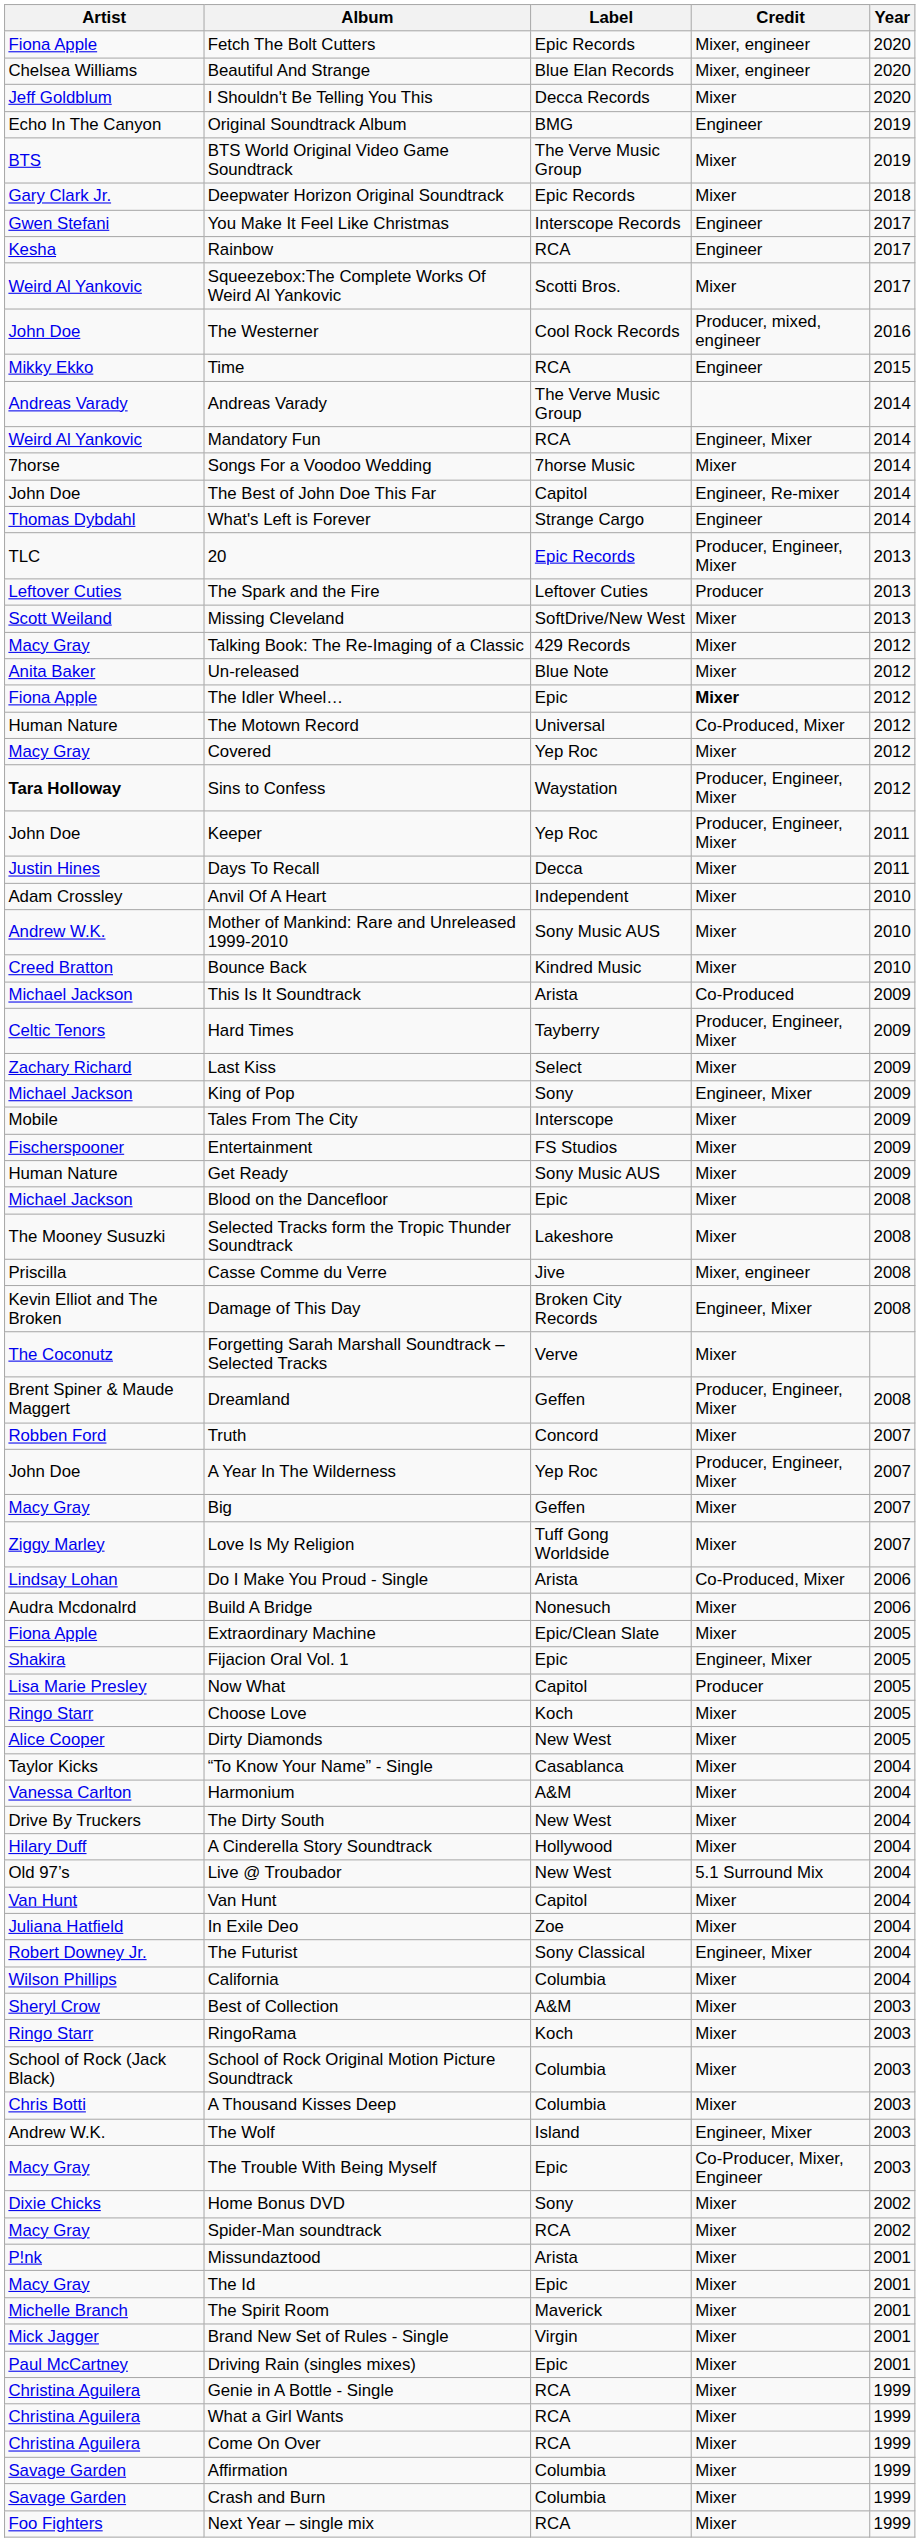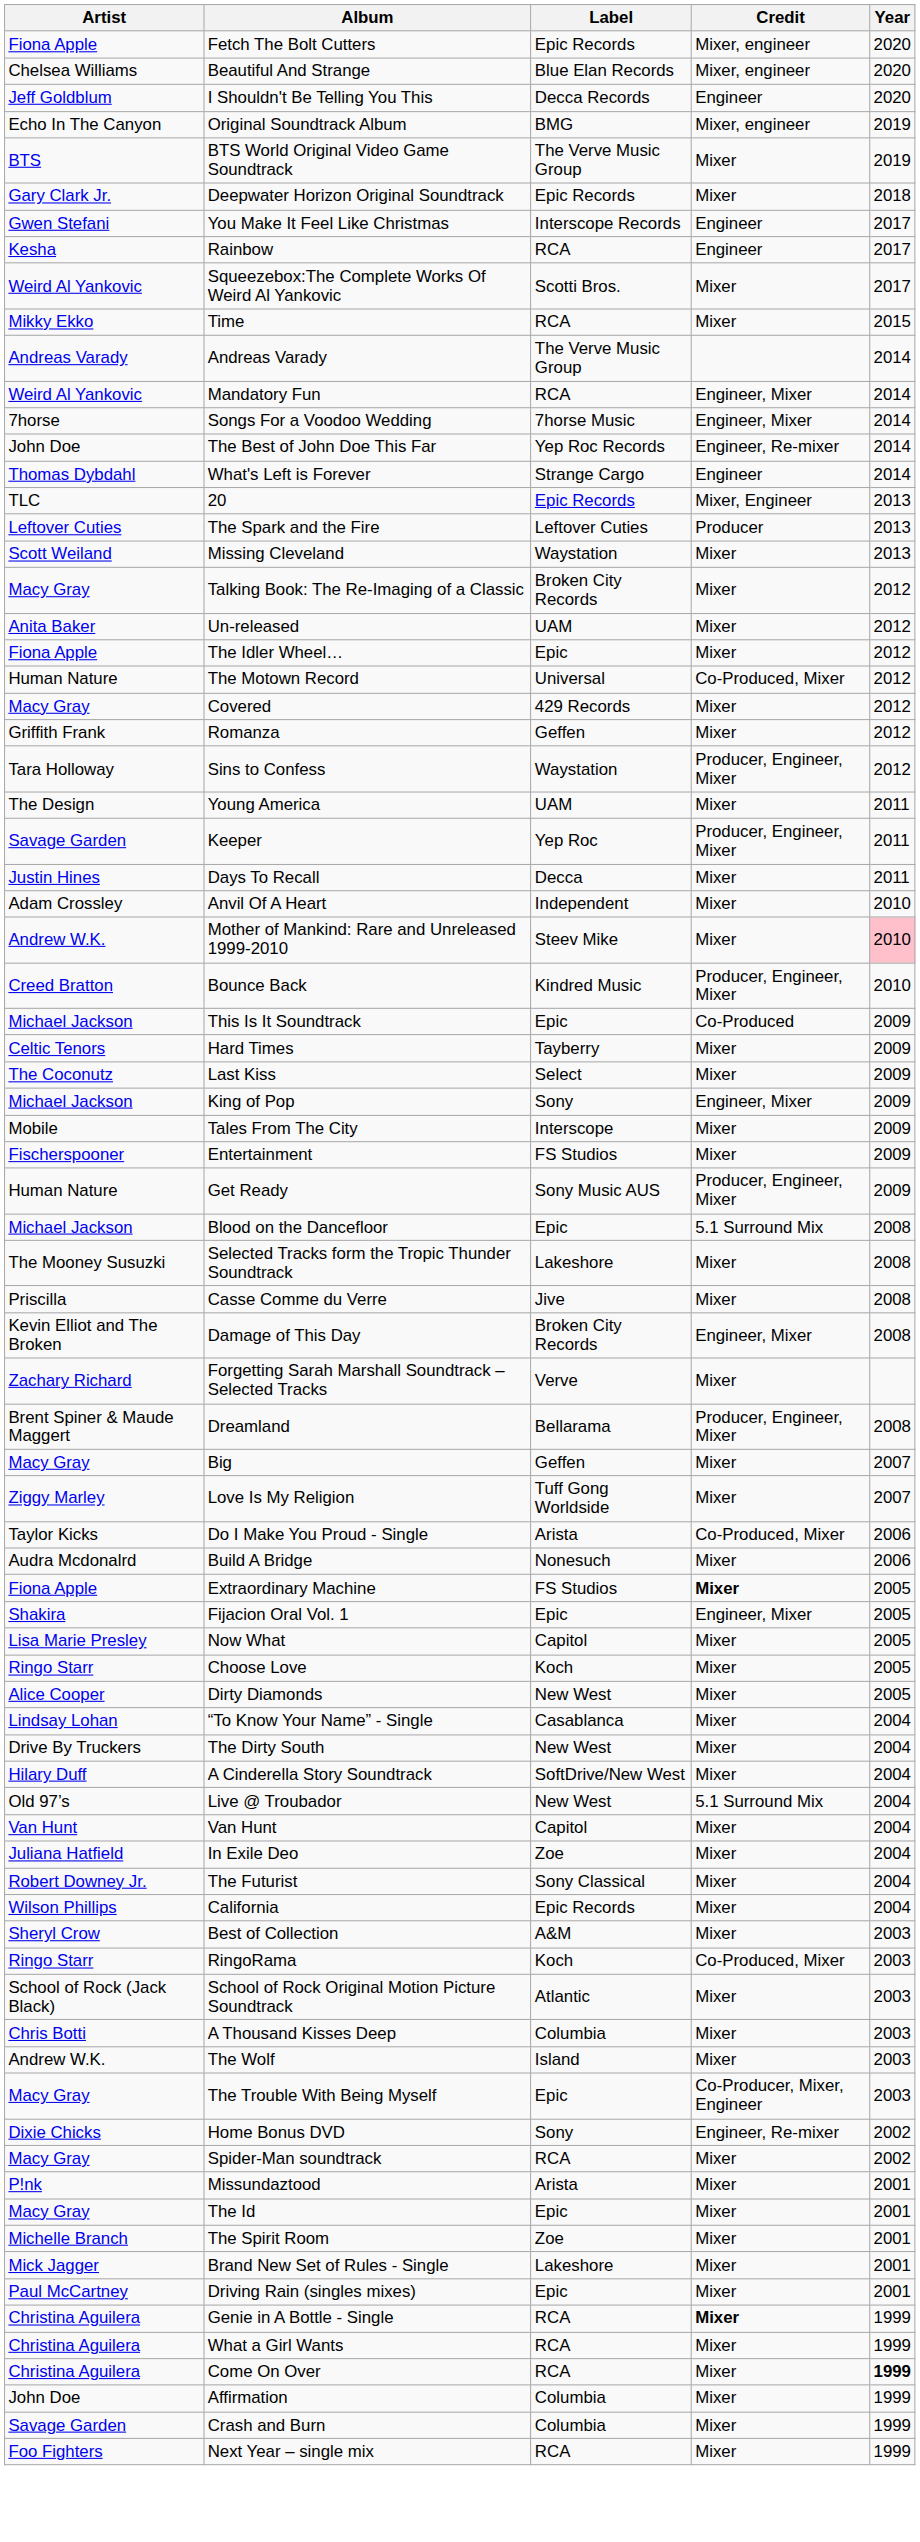(716, 97) Mixer -> (729, 97) Engineer
(729, 124) Engineer -> (753, 124) Mixer, engineer
- row: (263, 331)
(729, 367) Engineer -> (716, 322) Mixer
(716, 466) Mixer -> (754, 420) Engineer, Mixer
(561, 493) Capitol -> (600, 447) Yep Roc Records
(769, 555) Producer, Engineer, Mixer -> (754, 500) Mixer, Engineer
(610, 618) SoftDrive/New West -> (576, 554) Waystation
(583, 645) 429 Records -> (578, 590) Broken City Records
(572, 671) Blue Note -> (554, 626) UAM
(717, 698) bold -> (716, 652) normal
(566, 751) Yep Roc -> (583, 706) 429 Records
+ row: (244, 732)
(65, 787) bold -> (61, 768) normal
+ row: (264, 805)
(44, 833) John Doe -> (67, 841) Savage Garden
(597, 932) Sony Music AUS -> (576, 939) Steev Mike
(892, 932) no background -> (892, 939) pink background
(716, 968) Mixer -> (769, 985) Producer, Engineer, Mixer
(556, 994) Arista -> (551, 1021) Epic
(769, 1031) Producer, Engineer, Mixer -> (716, 1048) Mixer
(70, 1067) Zachary Richard -> (61, 1074) The Coconutz
(716, 1173) Mixer -> (769, 1190) Producer, Engineer, Mixer
(716, 1200) Mixer -> (759, 1227) 5.1 Surround Mix
(753, 1272) Mixer, engineer -> (716, 1299) Mixer
(61, 1354) The Coconutz -> (70, 1380) Zachary Richard
(560, 1399) Geffen -> (573, 1426) Bellarama
- row: (227, 1435)
- row: (302, 1471)
(63, 1580) Lindsay Lohan -> (53, 1534) Taylor Kicks
(597, 1633) Epic/Clean Slate -> (576, 1587) FS Studios
(716, 1633) normal -> (717, 1587) bold
(729, 1686) Producer -> (716, 1641) Mixer
(53, 1766) Taylor Kicks -> (63, 1721) Lindsay Lohan
- row: (251, 1793)
(574, 1846) Hollywood -> (610, 1774) SoftDrive/New West
(754, 1953) Engineer, Mixer -> (716, 1881) Mixer
(570, 1979) Columbia -> (585, 1907) Epic Records
(716, 2033) Mixer -> (770, 1960) Co-Produced, Mixer
(570, 2069) Columbia -> (562, 1997) Atlantic
(754, 2131) Engineer, Mixer -> (716, 2059) Mixer
(716, 2204) Mixer -> (767, 2131) Engineer, Re-mixer
(568, 2310) Maverick -> (549, 2238) Zoe
(556, 2337) Virgin -> (574, 2265) Lakeshore
(716, 2390) normal -> (717, 2318) bold
(892, 2443) normal -> (892, 2371) bold
(67, 2470) Savage Garden -> (44, 2398) John Doe
